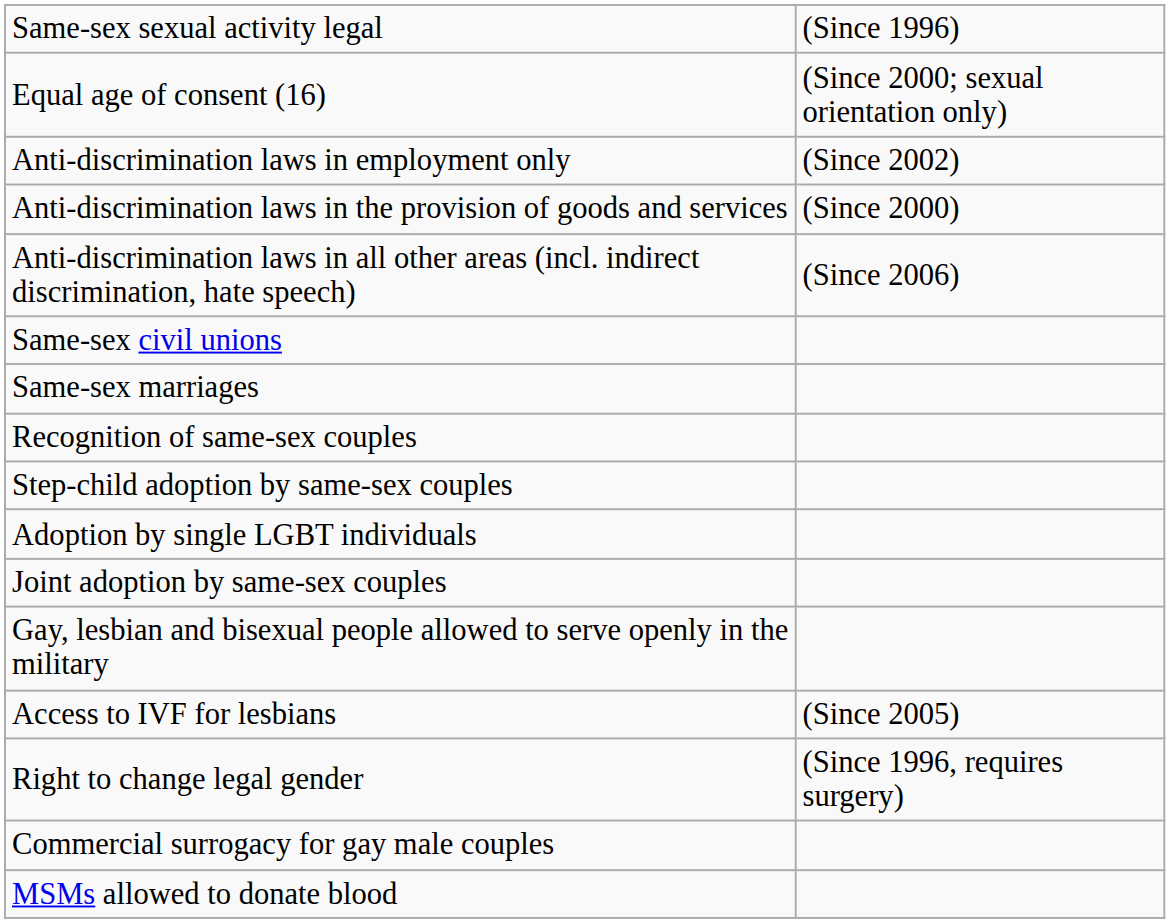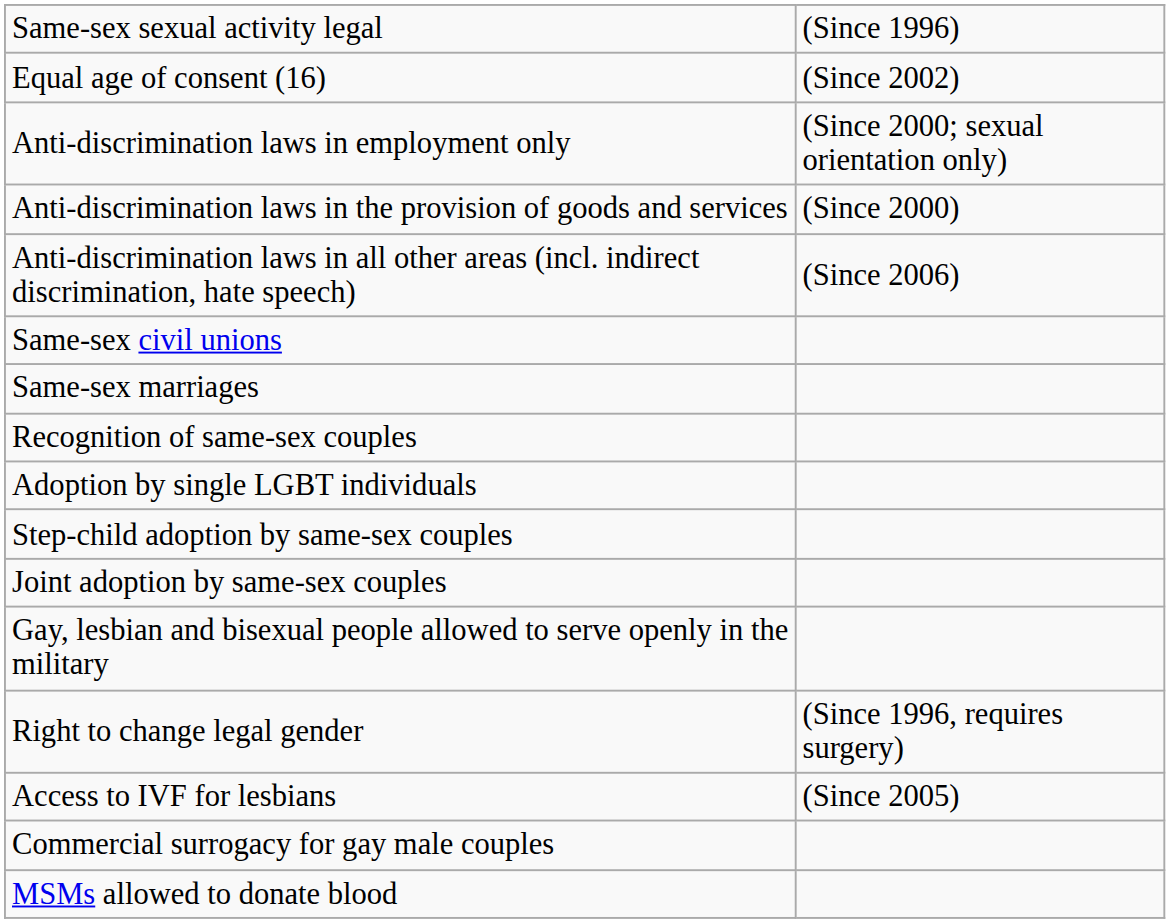(923, 94) (Since 2000; sexual orientation only) -> (881, 77) (Since 2002)
(881, 160) (Since 2002) -> (923, 142) (Since 2000; sexual orientation only)
rows swapped: (244, 533) <-> (262, 485)
rows swapped: (188, 779) <-> (174, 713)
